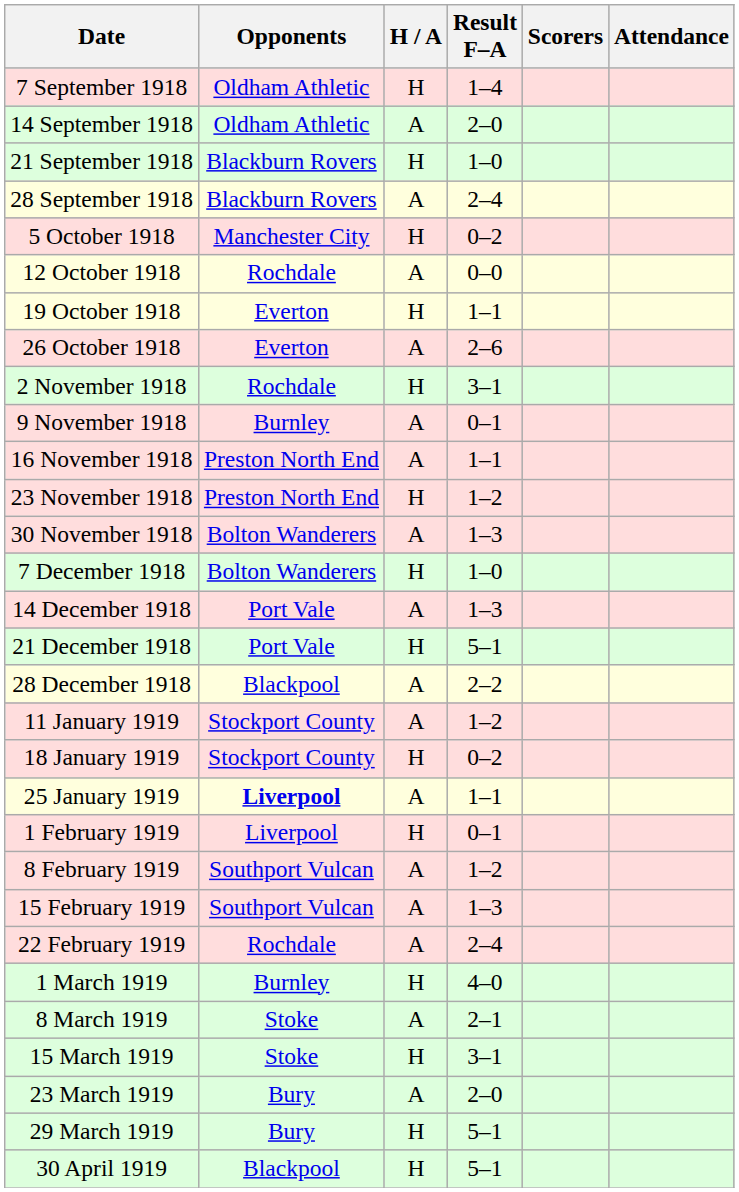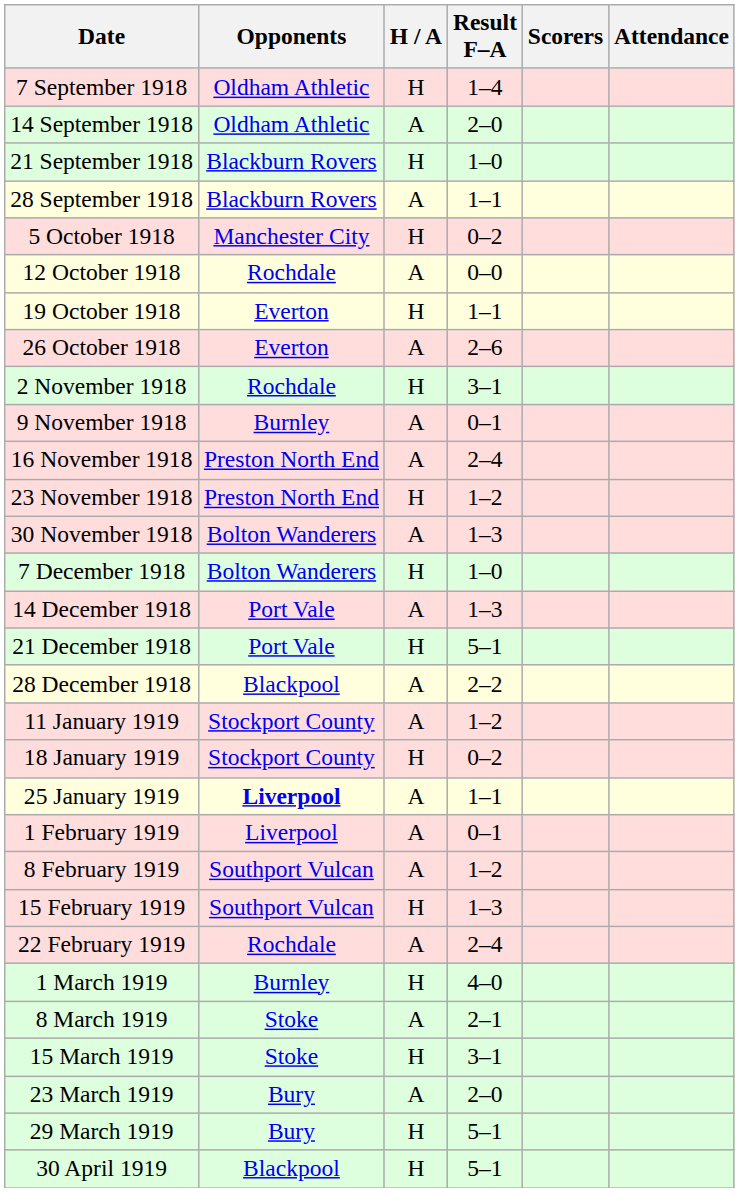(485, 198) 2–4 -> (485, 198) 1–1
(485, 459) 1–1 -> (485, 459) 2–4
(416, 832) H -> (416, 832) A
(416, 907) A -> (416, 907) H
